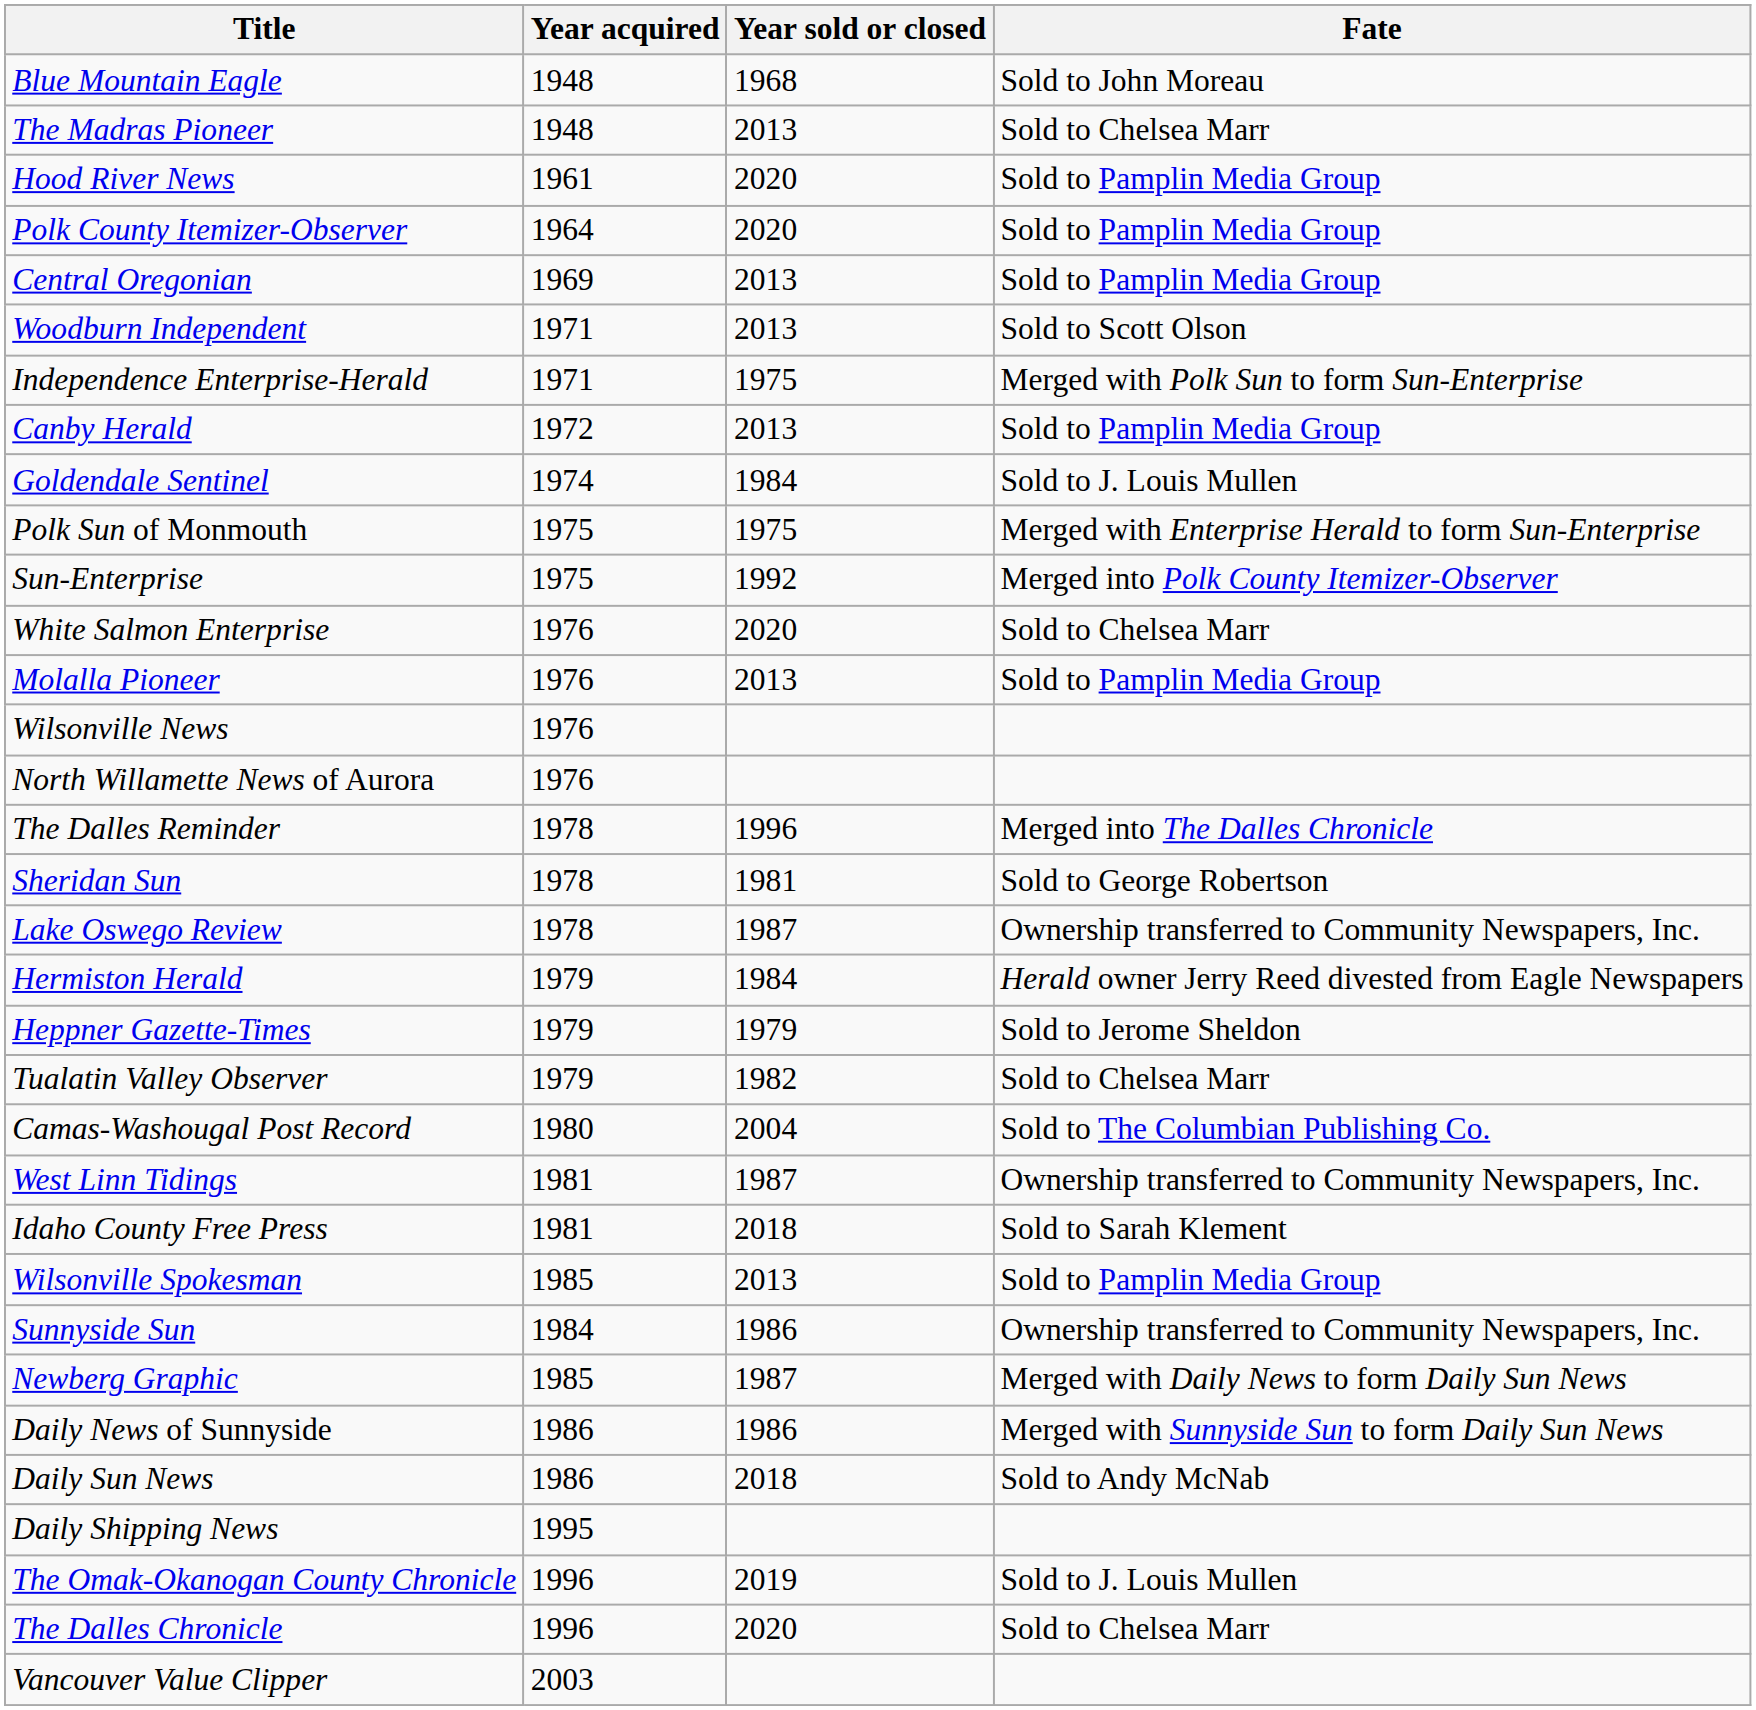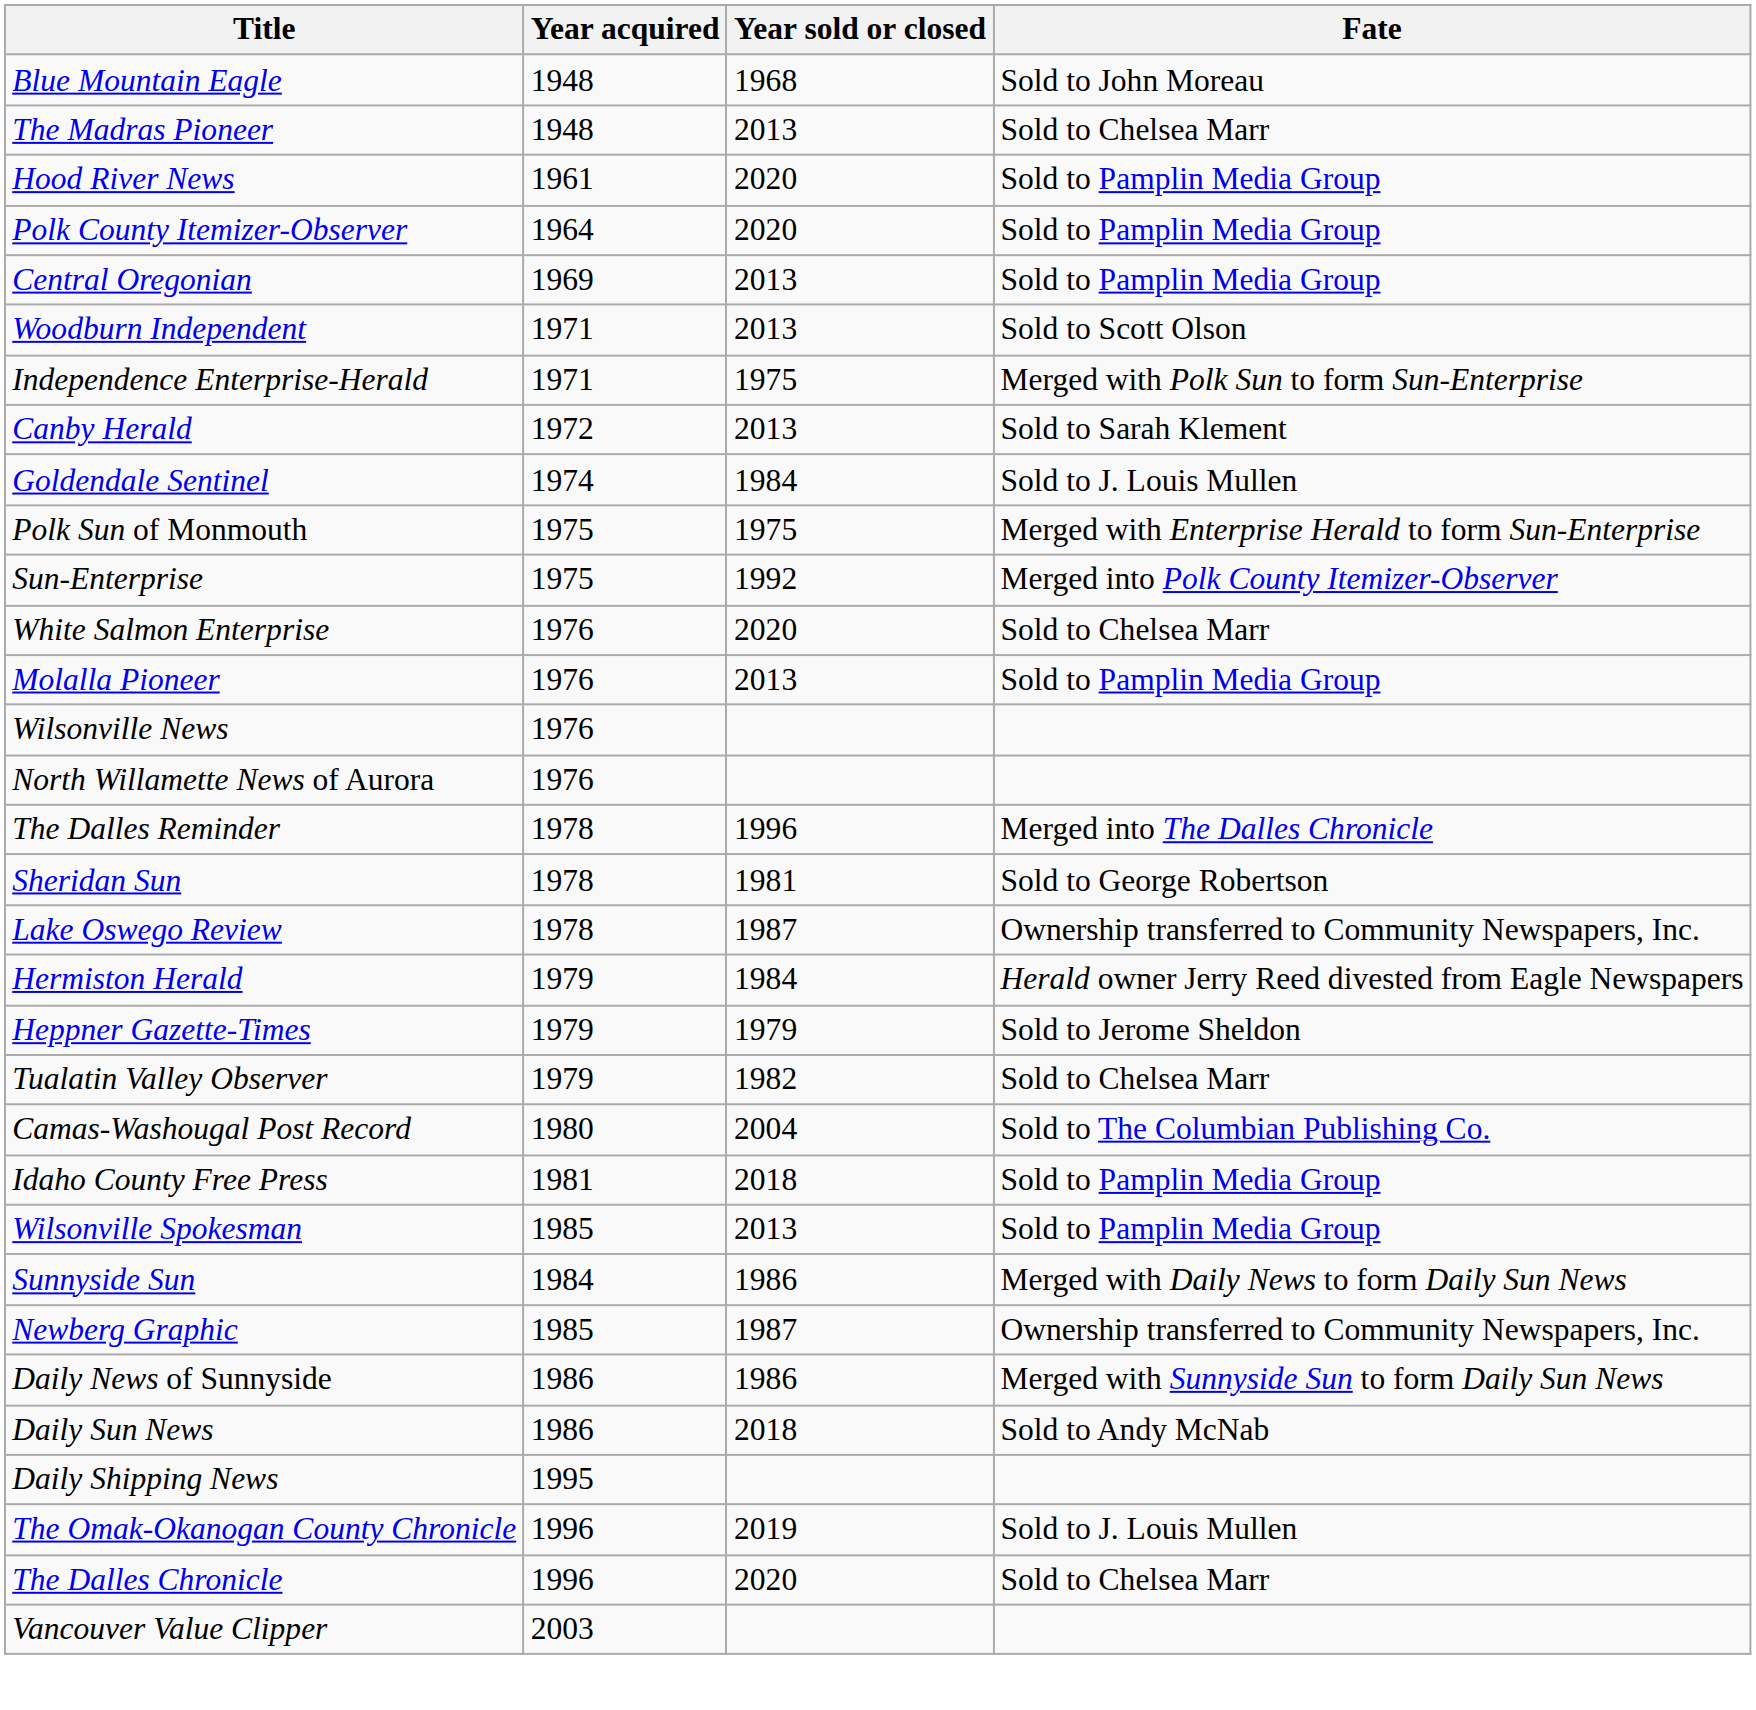(1191, 429) Sold to Pamplin Media Group -> (1144, 429) Sold to Sarah Klement
- row: (125, 1179)
(1144, 1229) Sold to Sarah Klement -> (1191, 1179) Sold to Pamplin Media Group
(1350, 1329) Ownership transferred to Community Newspapers, Inc. -> (1314, 1279) Merged with Daily News to form Daily Sun News
(1314, 1379) Merged with Daily News to form Daily Sun News -> (1350, 1329) Ownership transferred to Community Newspapers, Inc.
